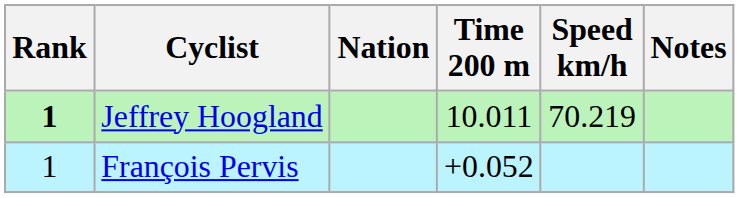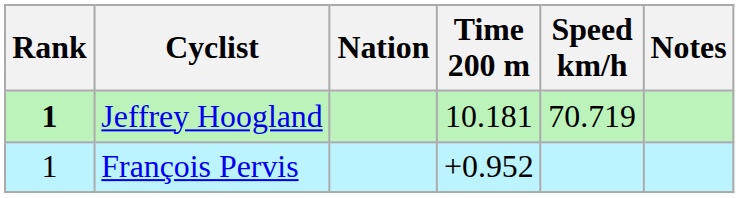(489, 116) 10.011 -> (489, 116) 10.181
(592, 116) 70.219 -> (592, 116) 70.719
(489, 166) +0.052 -> (489, 166) +0.952
